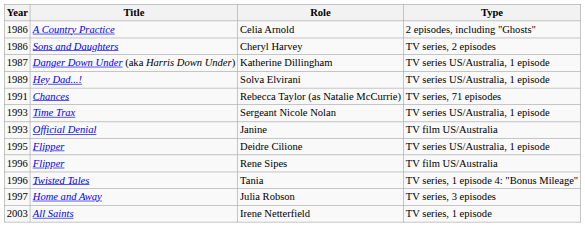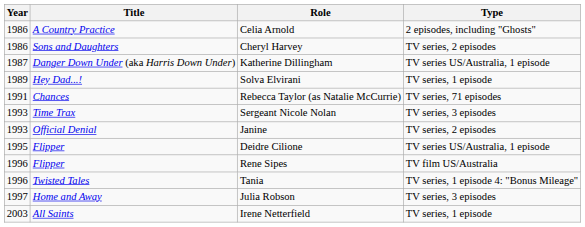(478, 79) TV series US/Australia, 1 episode -> (449, 79) TV series, 1 episode
(478, 113) TV series US/Australia, 1 episode -> (451, 113) TV series, 3 episodes
(452, 130) TV film US/Australia -> (451, 130) TV series, 2 episodes
